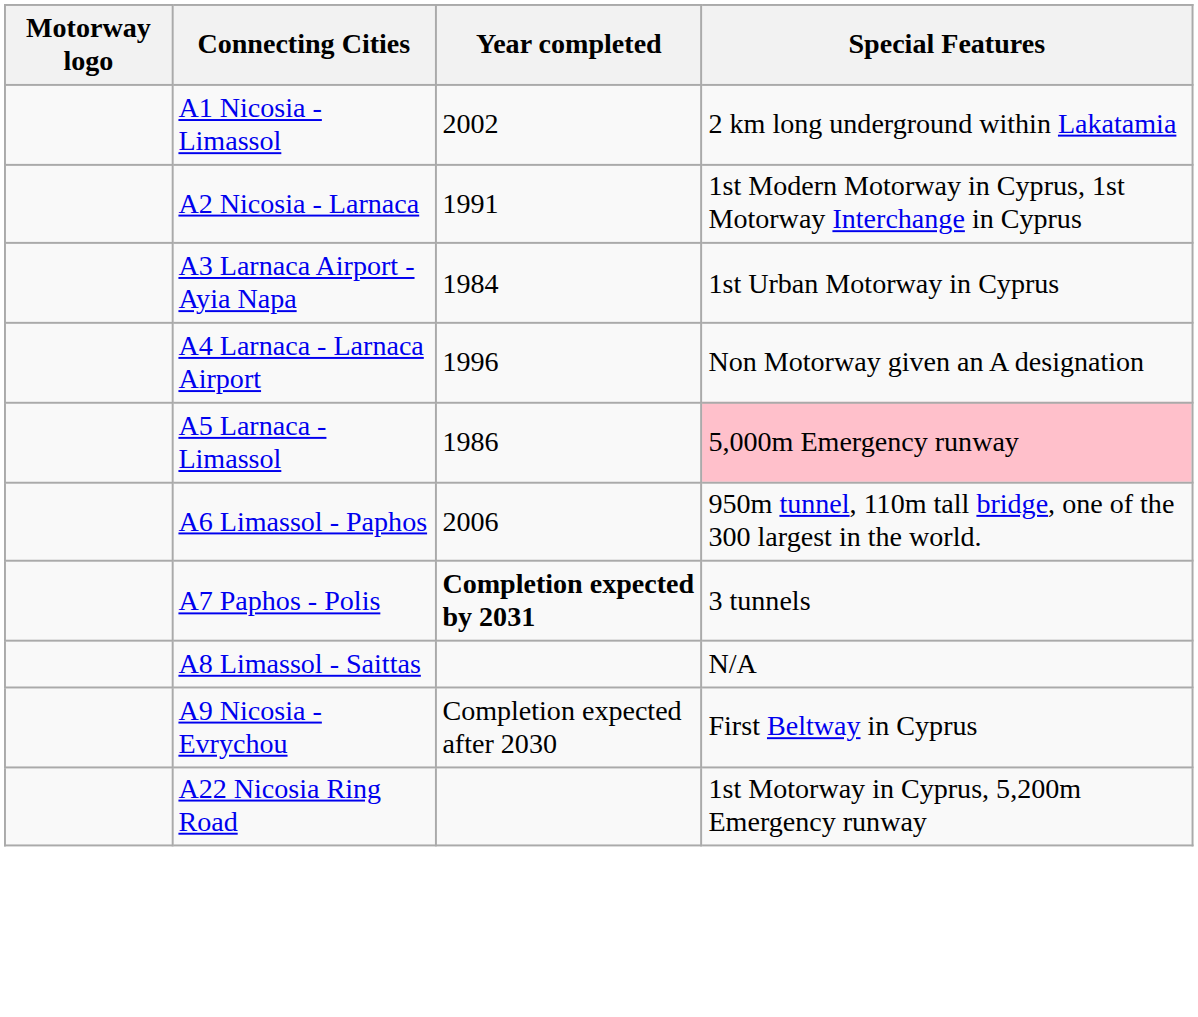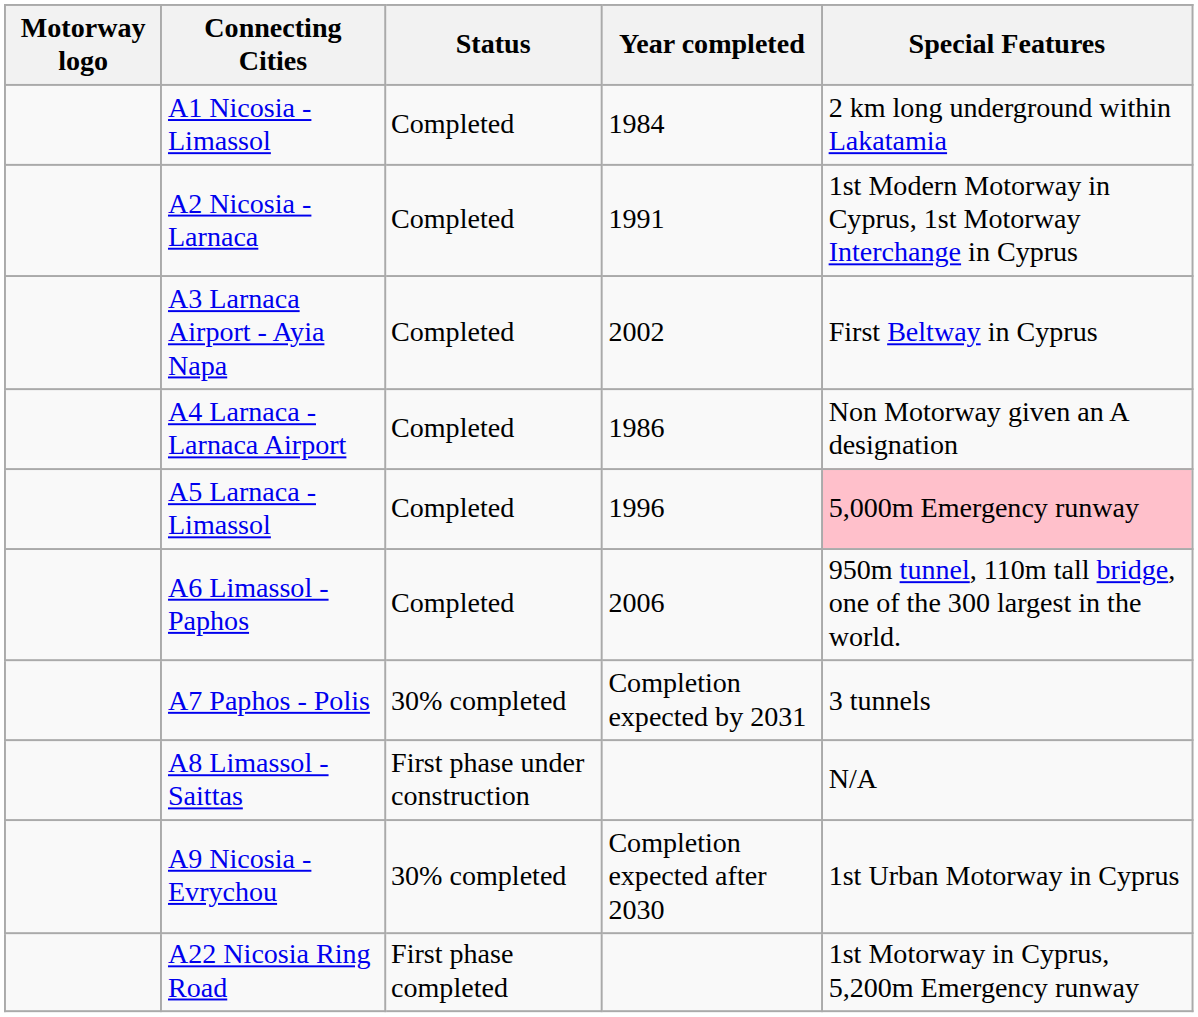+ column: (493, 44)
(470, 124) 2002 -> (636, 124) 1984
(470, 283) 1984 -> (636, 332) 2002
(884, 283) 1st Urban Motorway in Cyprus -> (963, 332) First Beltway in Cyprus
(470, 362) 1996 -> (636, 428) 1986
(470, 441) 1986 -> (636, 508) 1996
(568, 600) bold -> (707, 700) normal
(843, 726) First Beltway in Cyprus -> (1004, 875) 1st Urban Motorway in Cyprus
